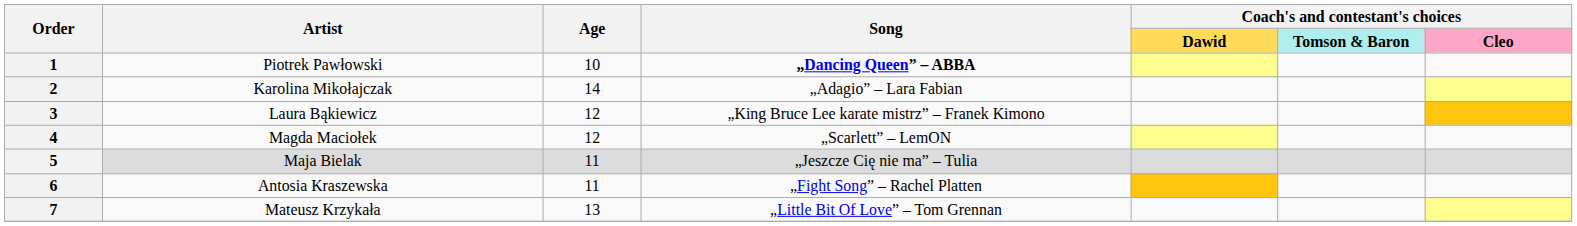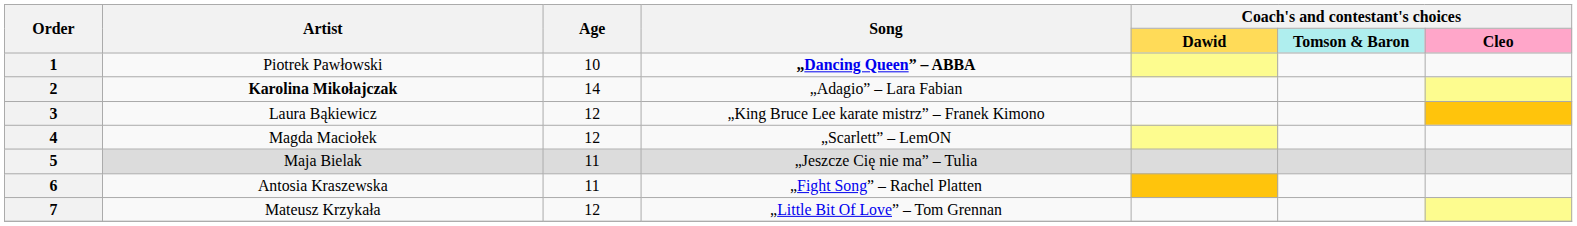(323, 89) normal -> (323, 89) bold
(592, 210) 13 -> (592, 210) 12
